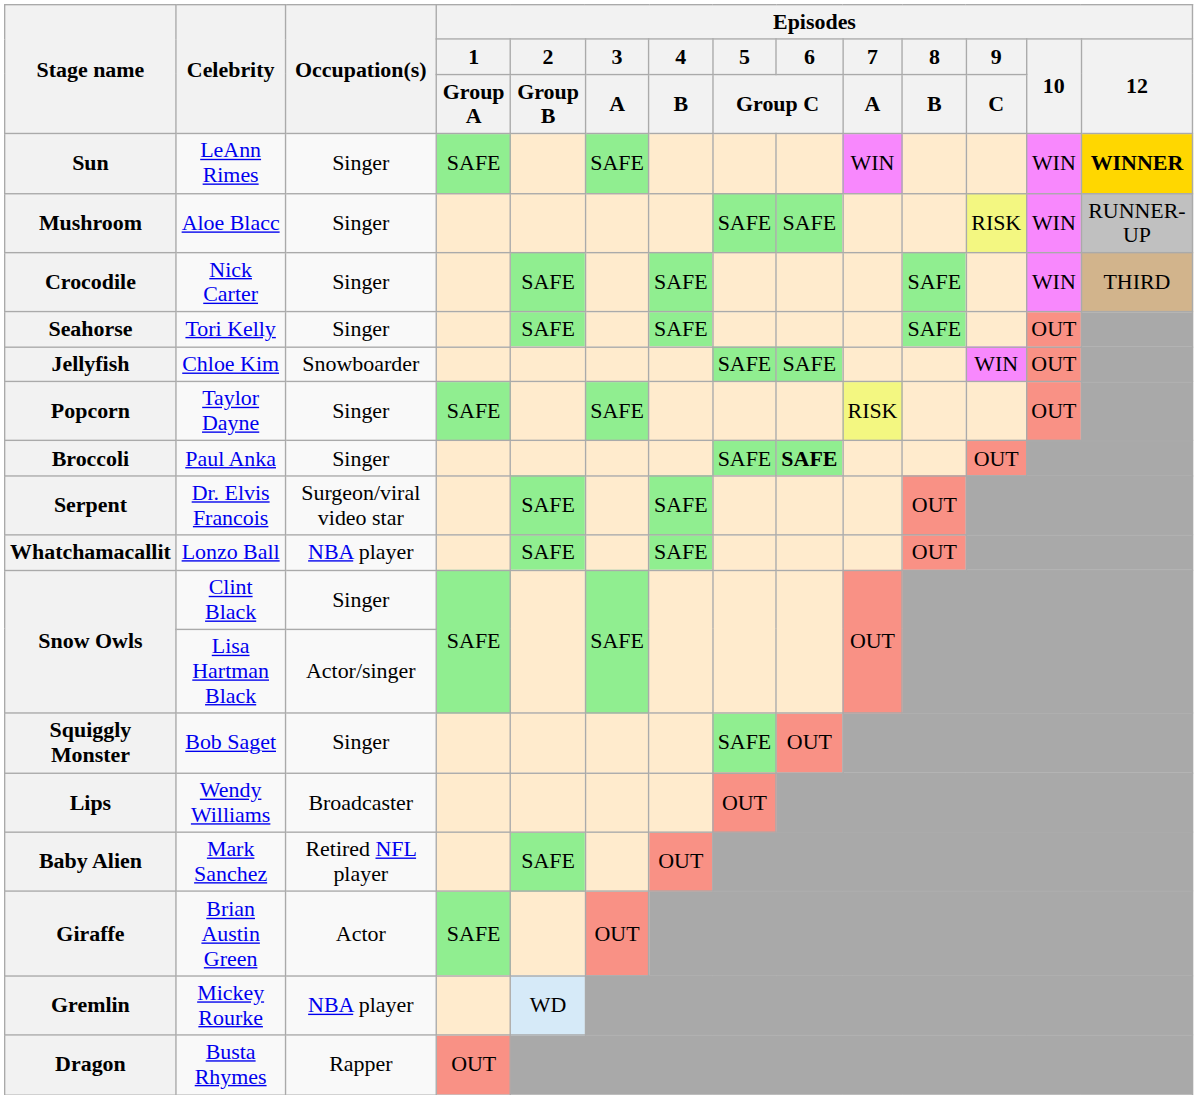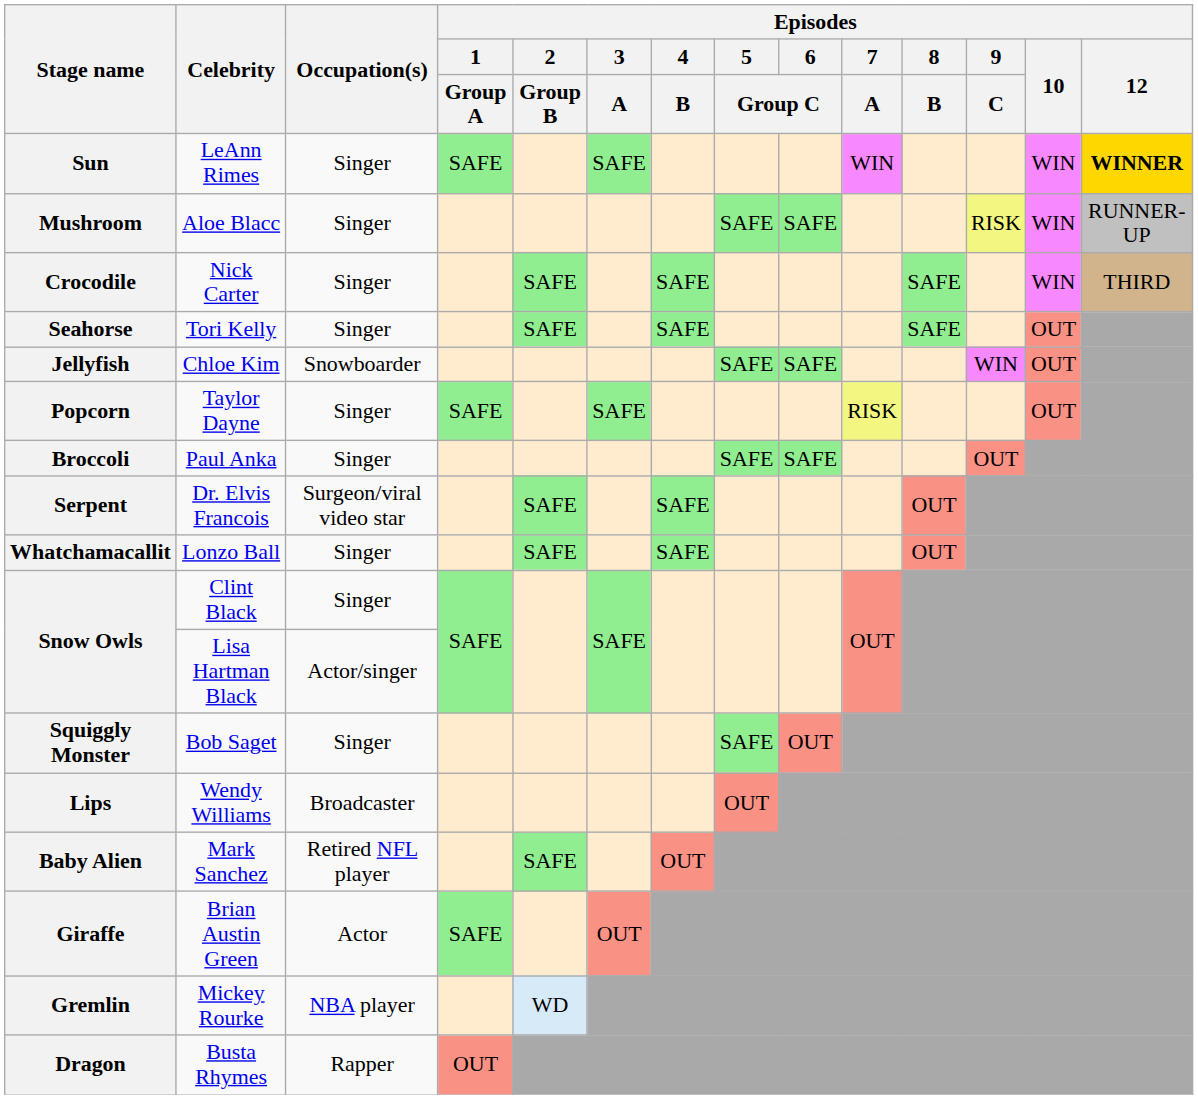(809, 458) bold -> (810, 458) normal
(361, 552) NBA player -> (362, 552) Singer
